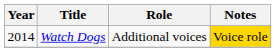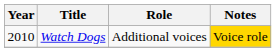(21, 36) 2014 -> (21, 36) 2010
